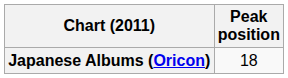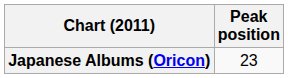(249, 60) 18 -> (249, 60) 23
